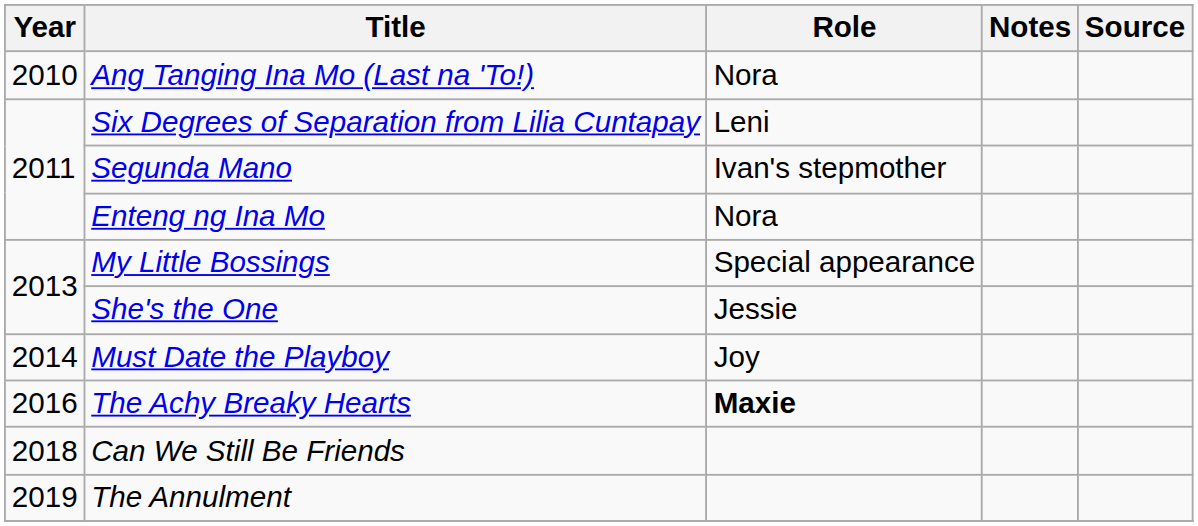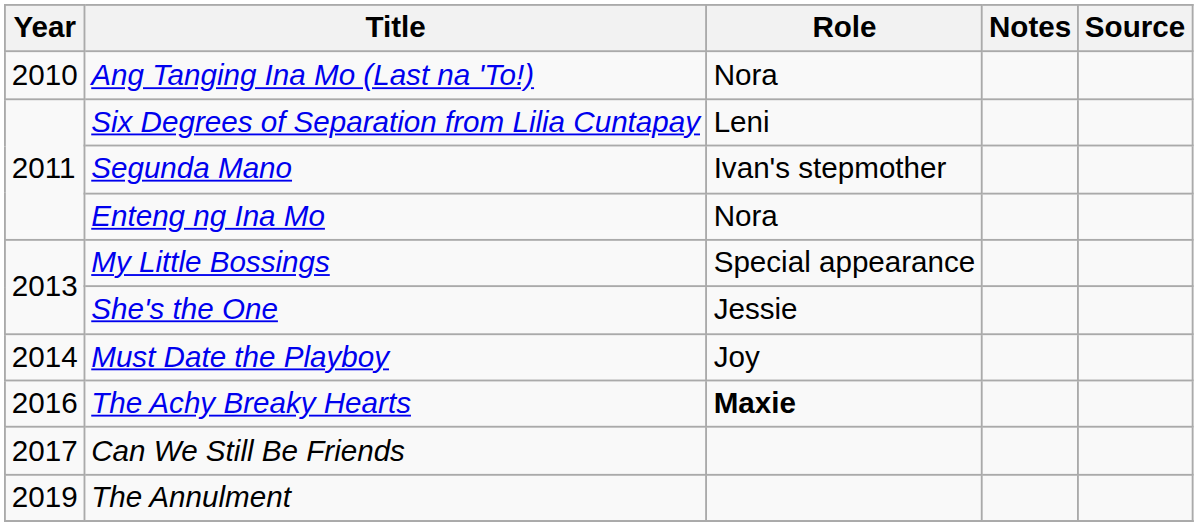(45, 450) 2018 -> (45, 450) 2017
